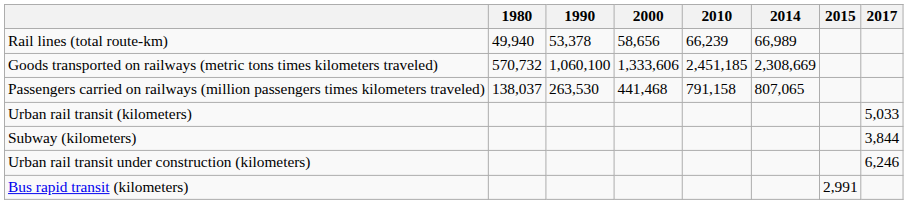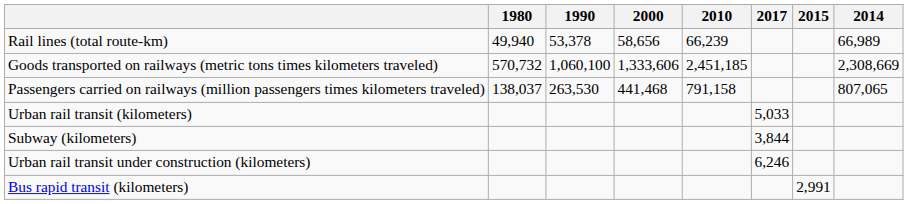columns swapped: (785, 16) <-> (882, 16)
